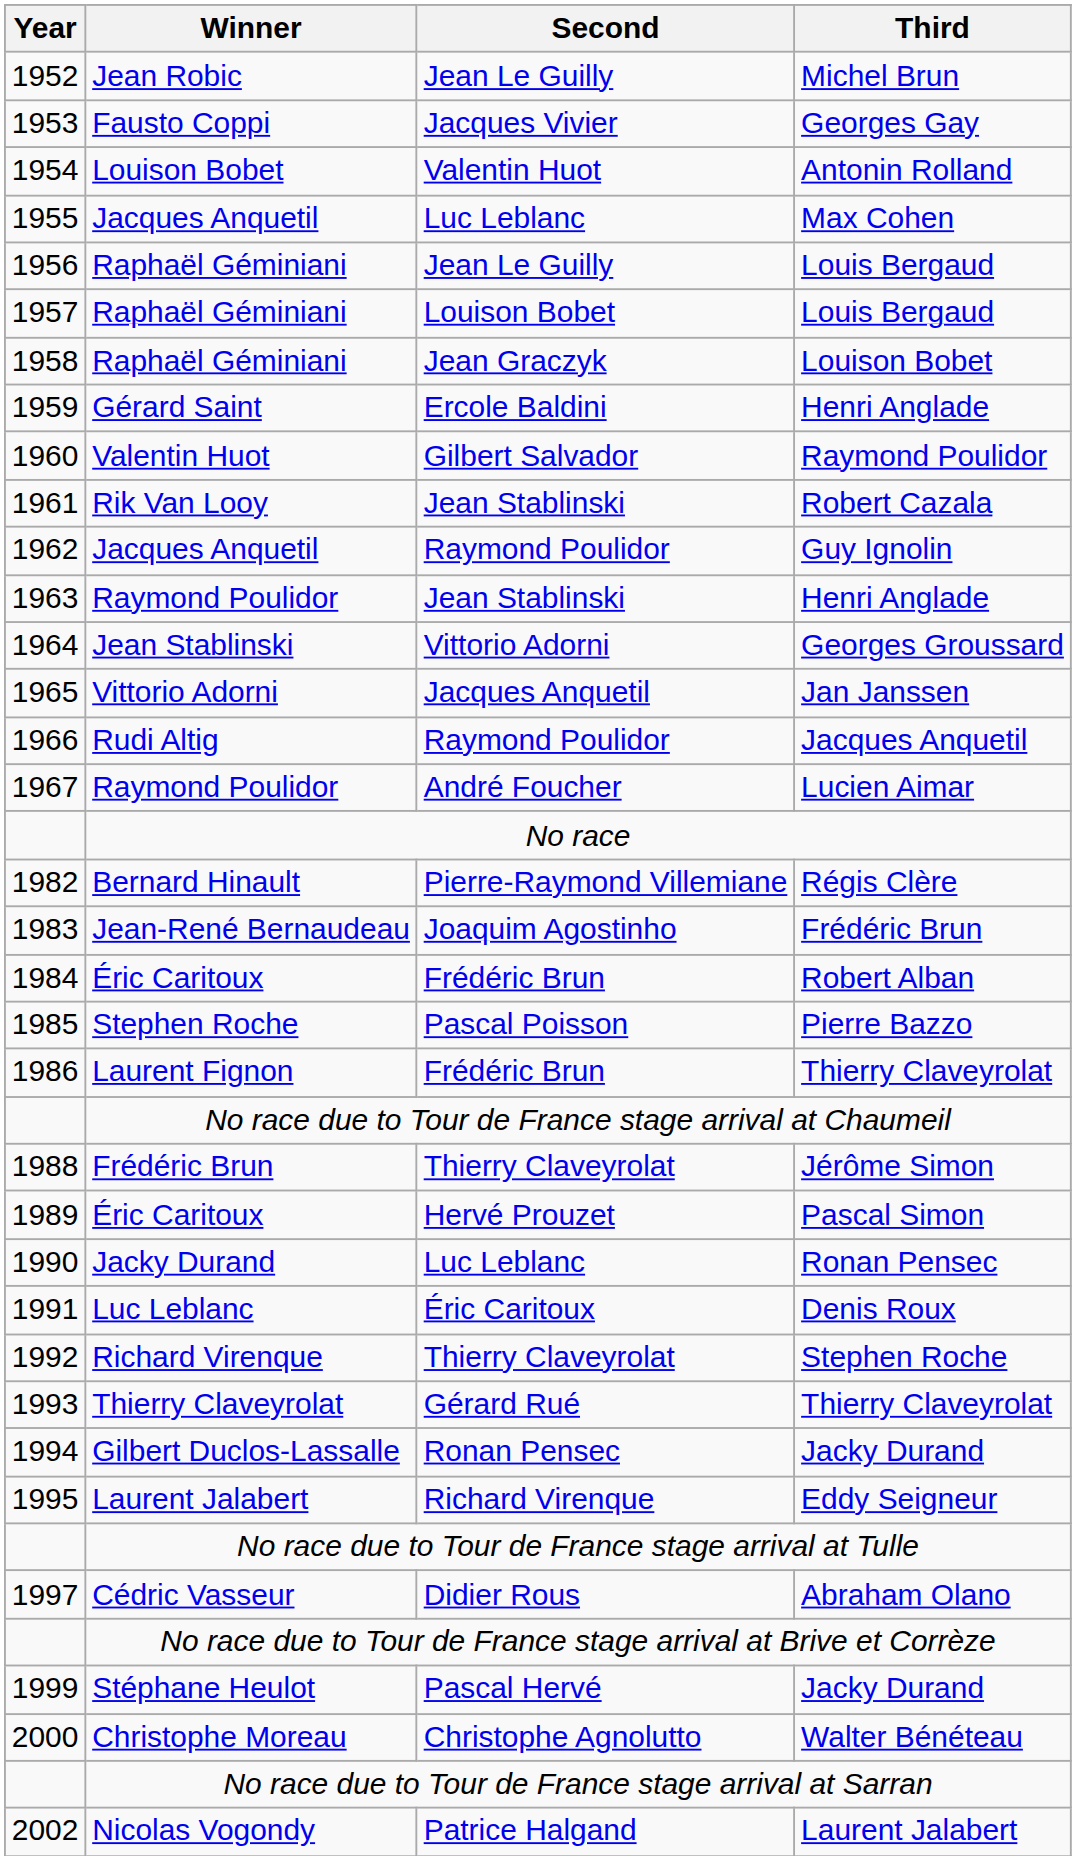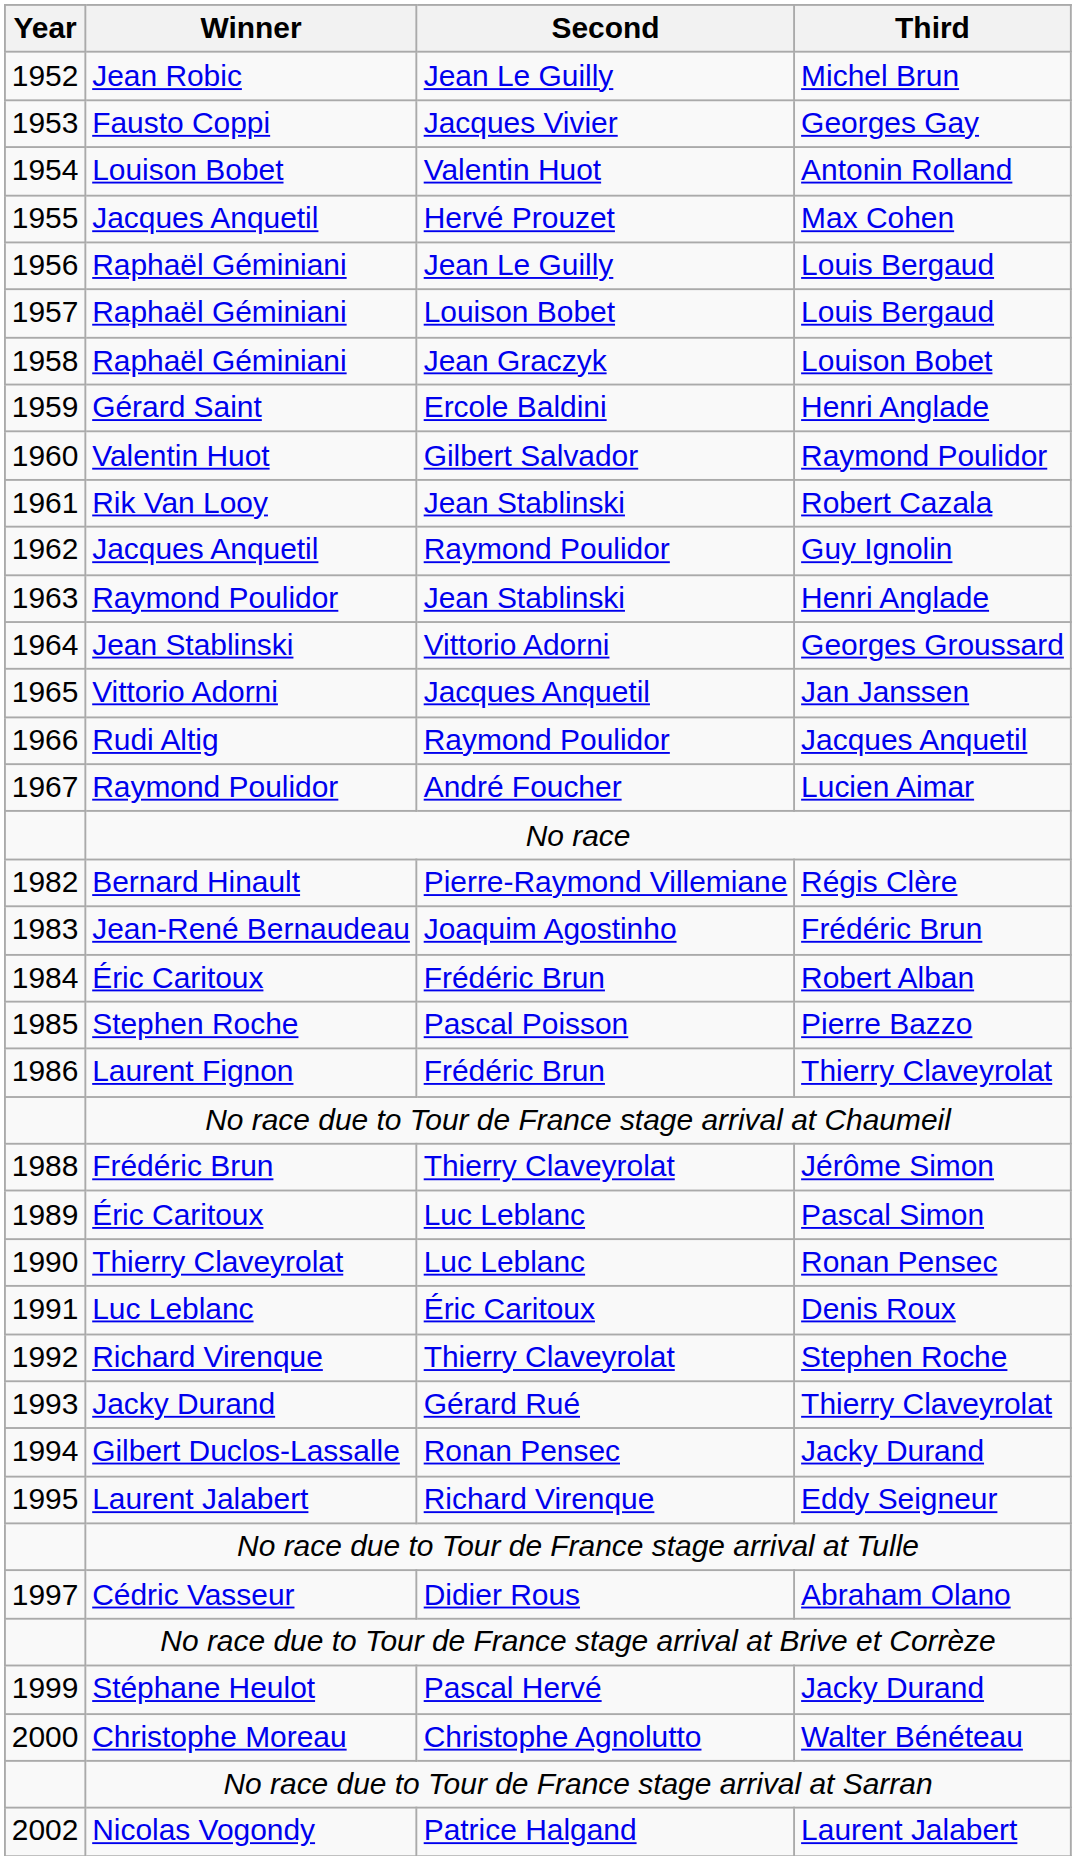(504, 218) Luc Leblanc -> (519, 218) Hervé Prouzet
(519, 1214) Hervé Prouzet -> (504, 1214) Luc Leblanc
(184, 1261) Jacky Durand -> (218, 1261) Thierry Claveyrolat
(218, 1404) Thierry Claveyrolat -> (184, 1404) Jacky Durand
